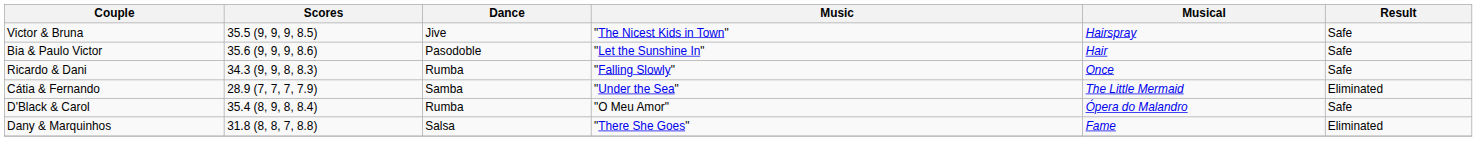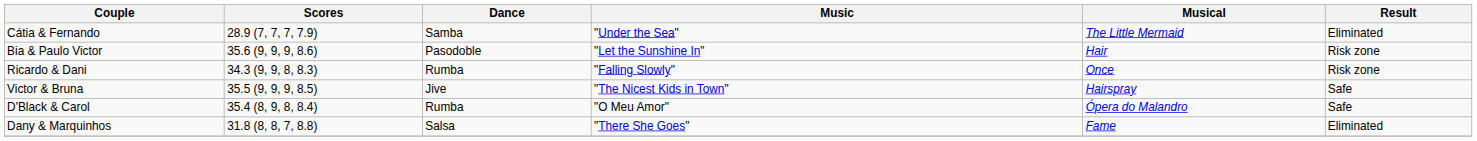rows swapped: (45, 32) <-> (53, 88)
(1340, 51) Safe -> (1354, 51) Risk zone
(1340, 70) Safe -> (1354, 70) Risk zone
